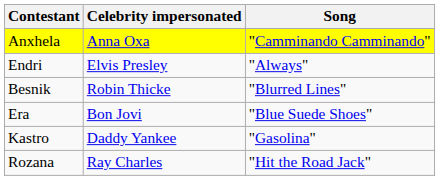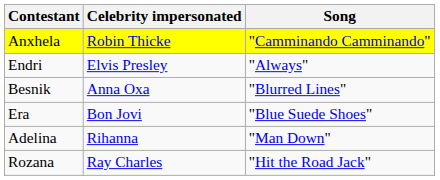(118, 41) Anna Oxa -> (129, 41) Robin Thicke
(129, 89) Robin Thicke -> (118, 89) Anna Oxa
+ row: (32, 138)
- row: (28, 138)
